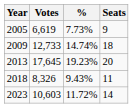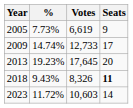columns swapped: (47, 12) <-> (82, 12)
(108, 45) 18 -> (108, 45) 17
(108, 78) normal -> (107, 78) bold
